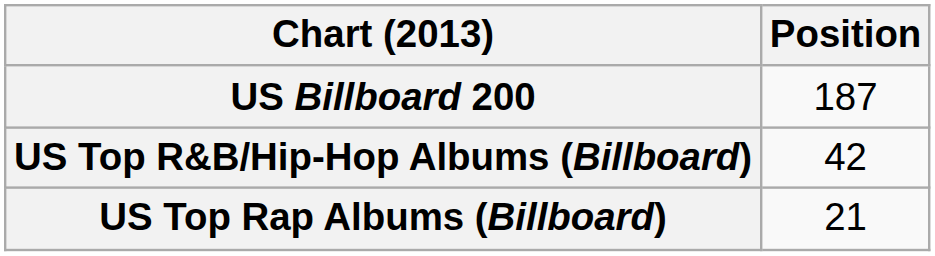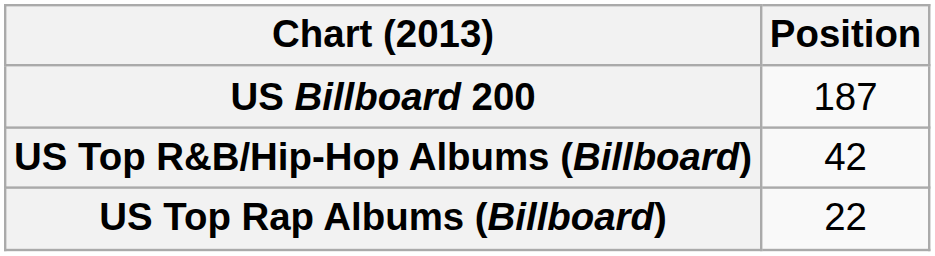(846, 217) 21 -> (846, 217) 22
